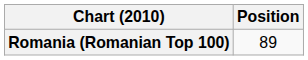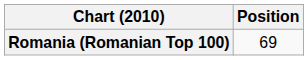(268, 42) 89 -> (268, 42) 69
